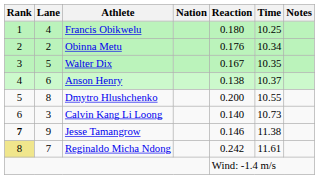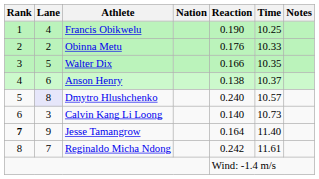(232, 30) 0.180 -> (232, 30) 0.190
(269, 47) 10.34 -> (269, 47) 10.33
(232, 64) 0.167 -> (232, 64) 0.166
(48, 98) no background -> (48, 98) lavender background
(232, 98) 0.200 -> (232, 98) 0.240
(269, 98) 10.55 -> (269, 98) 10.57
(232, 132) 0.146 -> (232, 132) 0.164
(269, 132) 11.38 -> (269, 132) 11.40
(19, 149) khaki background -> (19, 149) no background
